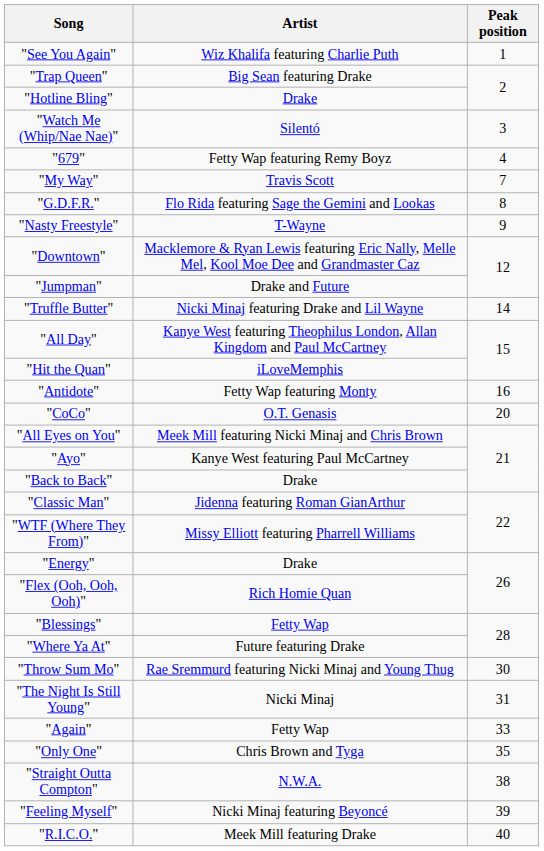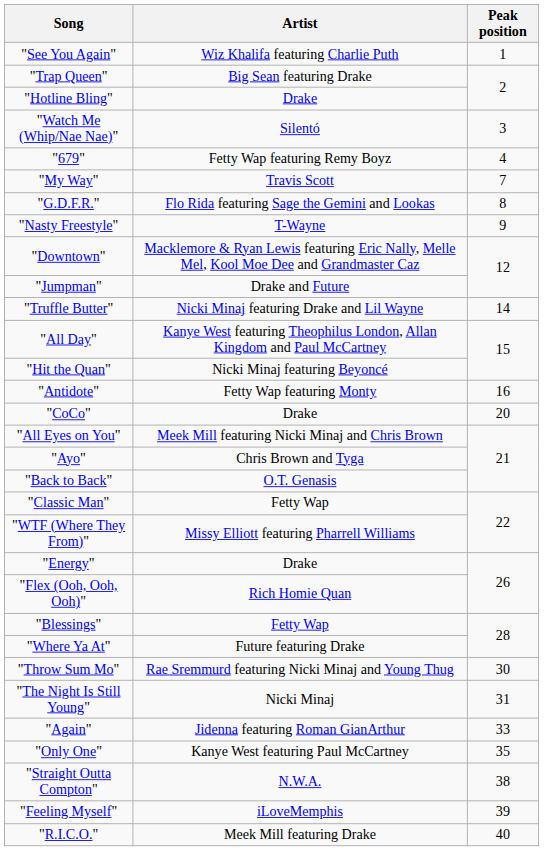(300, 369) iLoveMemphis -> (300, 369) Nicki Minaj featuring Beyoncé
(300, 413) O.T. Genasis -> (300, 413) Drake
(300, 458) Kanye West featuring Paul McCartney -> (300, 458) Chris Brown and Tyga
(300, 480) Drake -> (300, 480) O.T. Genasis
(300, 503) Jidenna featuring Roman GianArthur -> (300, 503) Fetty Wap
(300, 729) Fetty Wap -> (300, 729) Jidenna featuring Roman GianArthur
(300, 751) Chris Brown and Tyga -> (300, 751) Kanye West featuring Paul McCartney
(300, 812) Nicki Minaj featuring Beyoncé -> (300, 812) iLoveMemphis
